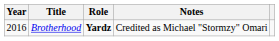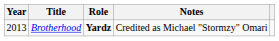(17, 28) 2016 -> (17, 28) 2013
